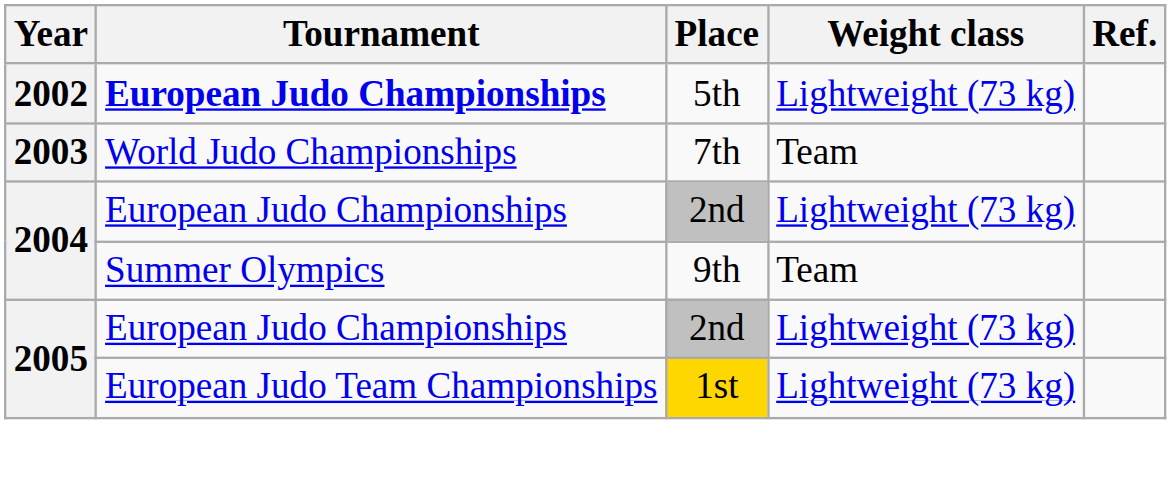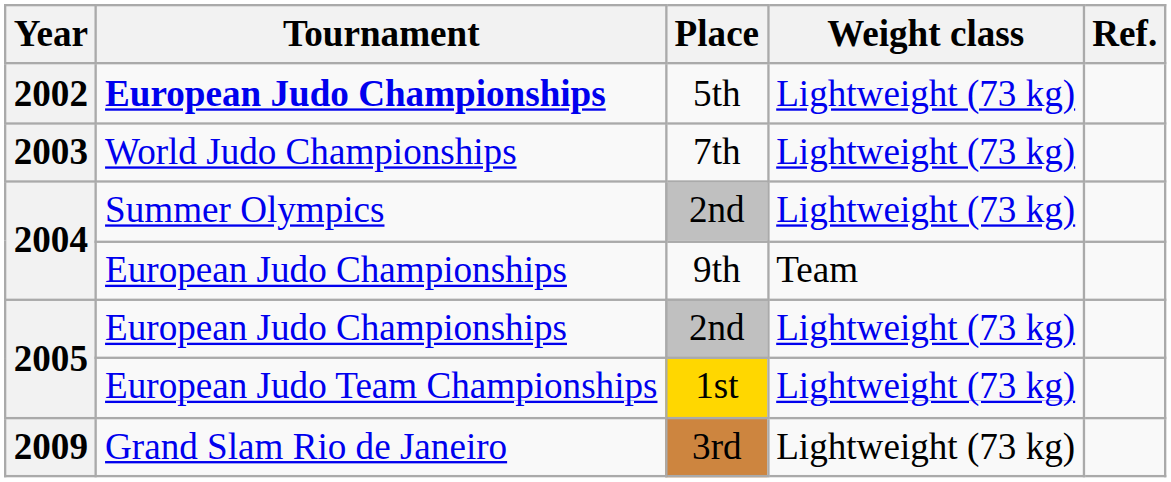(817, 151) Team -> (926, 151) Lightweight (73 kg)
(336, 210) European Judo Championships -> (245, 210) Summer Olympics
(245, 269) Summer Olympics -> (336, 269) European Judo Championships
+ row: (51, 446)
